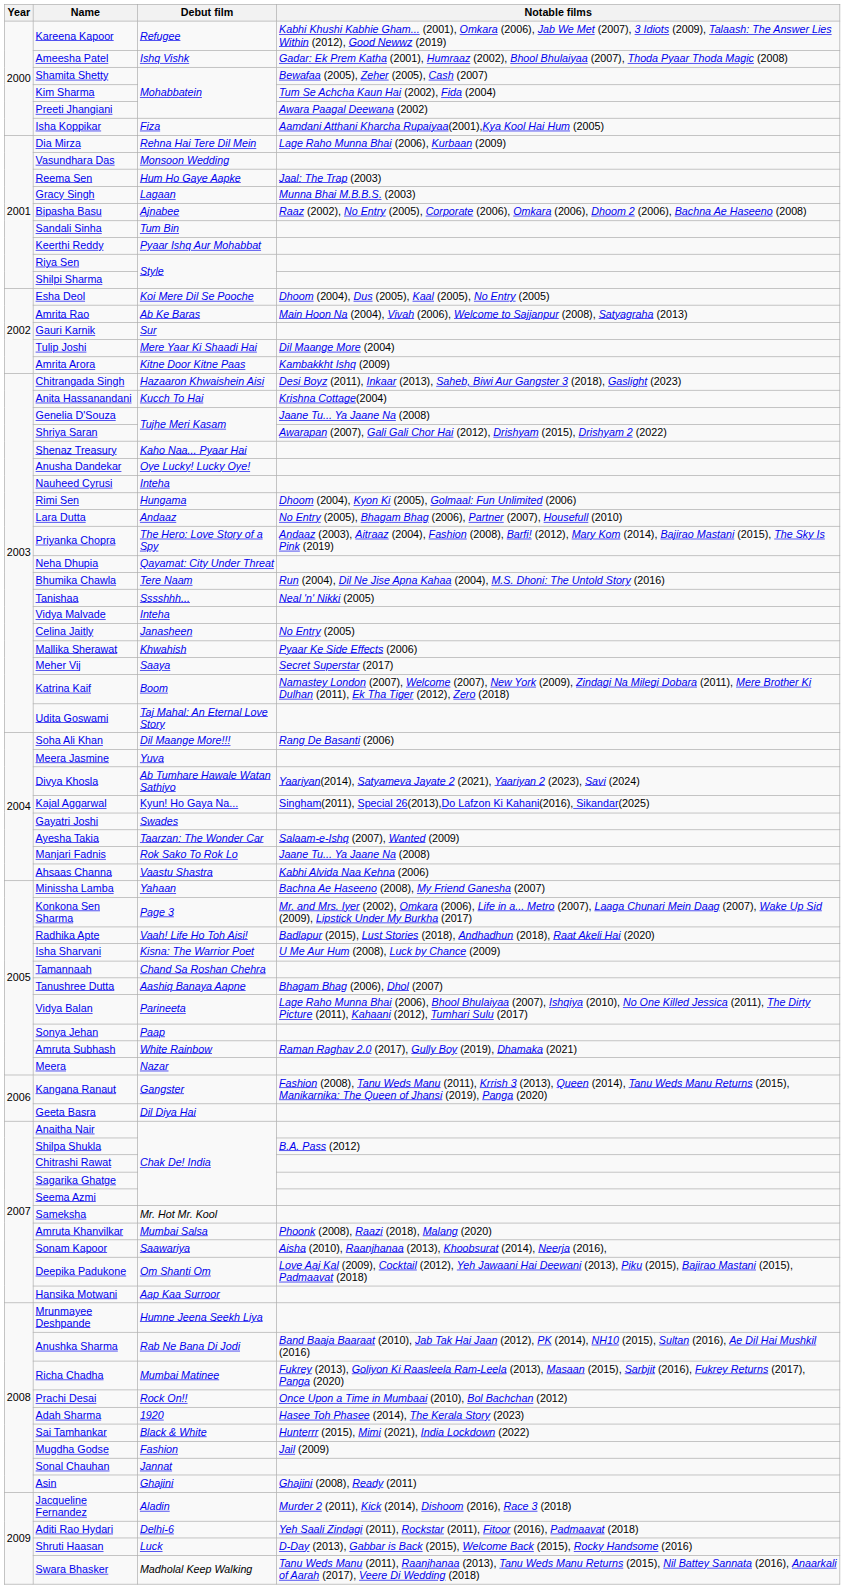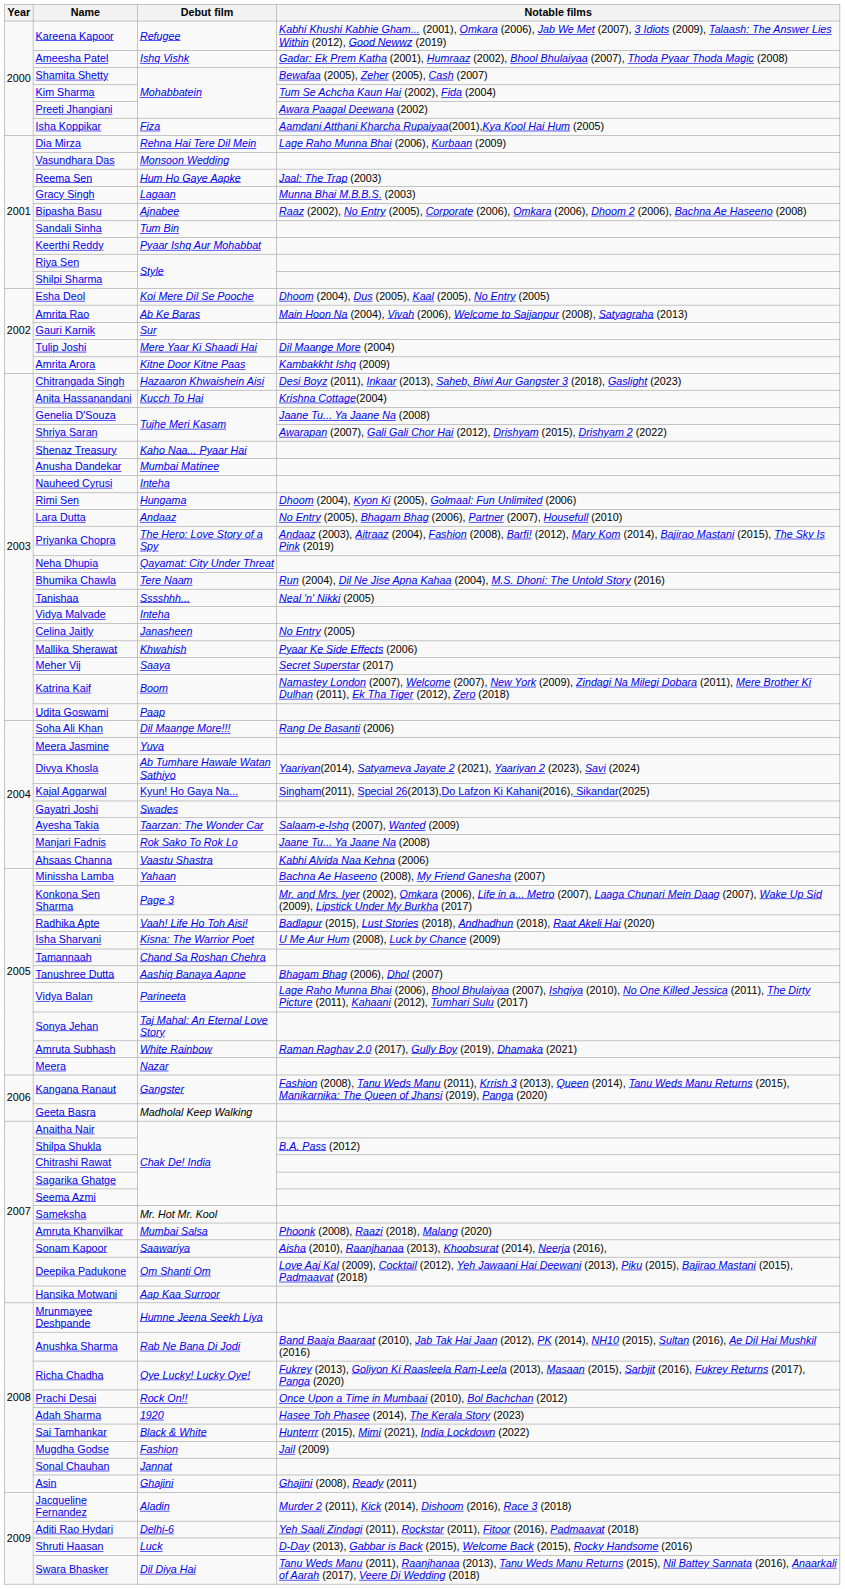(195, 467) Oye Lucky! Lucky Oye! -> (180, 467) Mumbai Matinee
(204, 718) Taj Mahal: An Eternal Love Story -> (152, 712) Paap
(152, 1032) Paap -> (204, 1026) Taj Mahal: An Eternal Love Story
(168, 1112) Dil Diya Hai -> (196, 1112) Madholal Keep Walking
(180, 1375) Mumbai Matinee -> (195, 1375) Oye Lucky! Lucky Oye!
(196, 1569) Madholal Keep Walking -> (168, 1569) Dil Diya Hai
